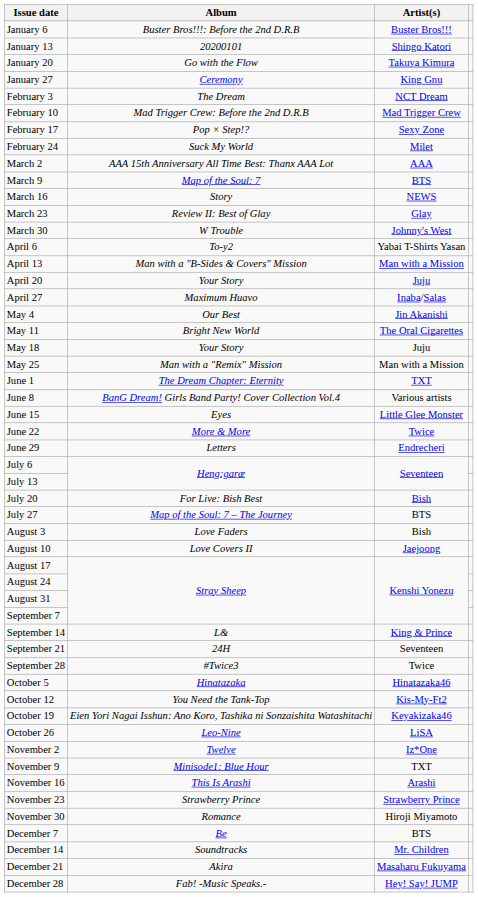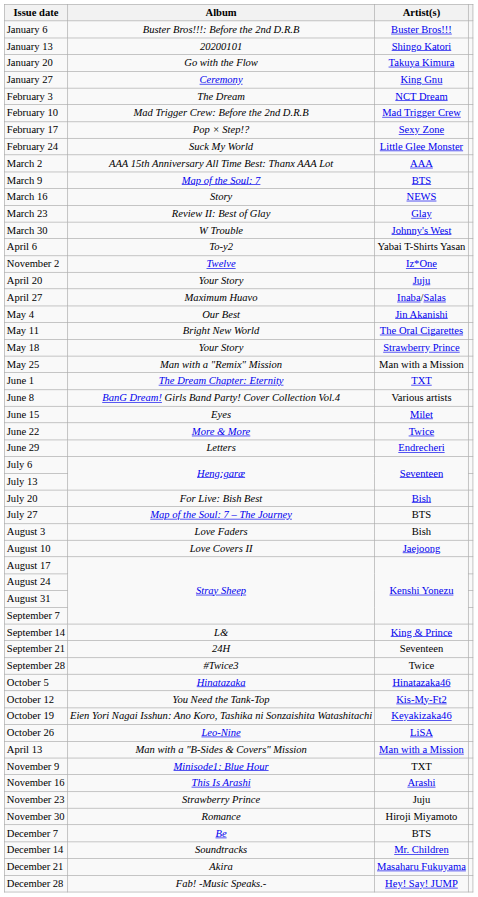(421, 146) Milet -> (421, 146) Little Glee Monster
rows swapped: (25, 264) <-> (33, 749)
(421, 347) Juju -> (421, 347) Strawberry Prince
(421, 414) Little Glee Monster -> (421, 414) Milet
(421, 800) Strawberry Prince -> (421, 800) Juju
